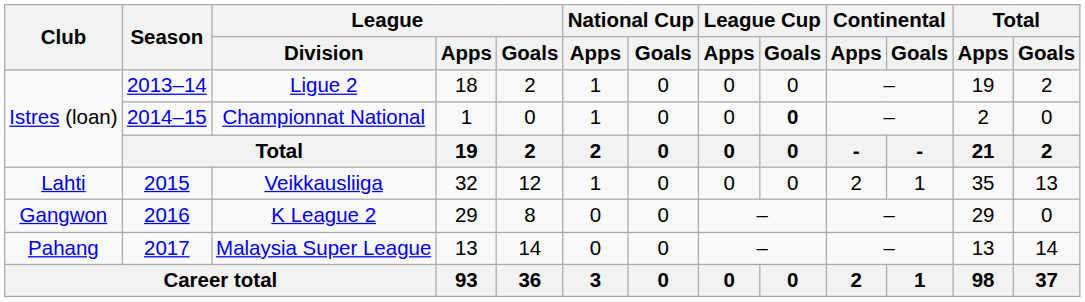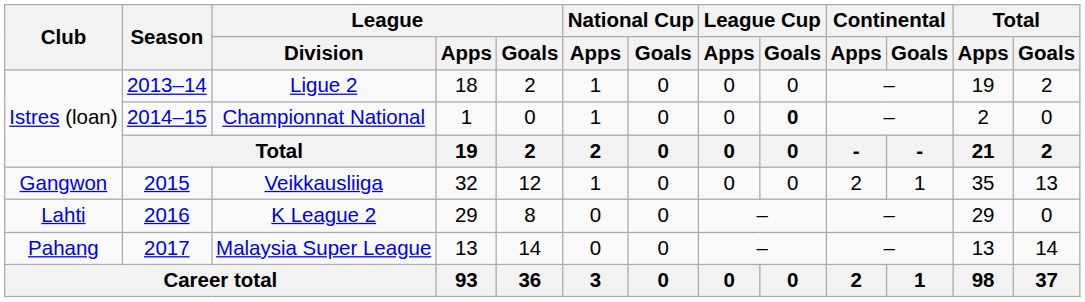(63, 183) Lahti -> (63, 183) Gangwon
(63, 215) Gangwon -> (63, 215) Lahti
